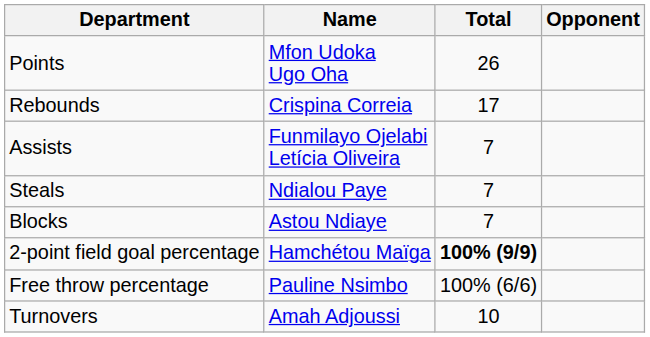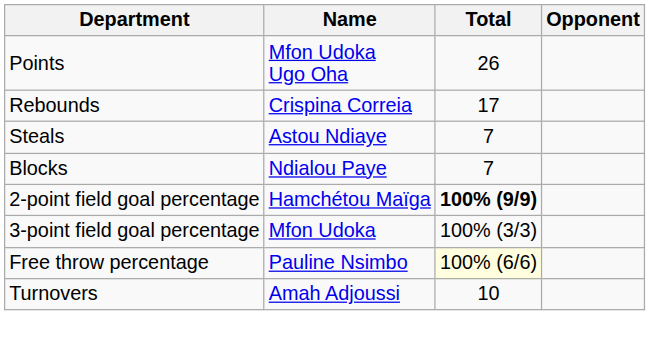- row: (41, 148)
(328, 190) Ndialou Paye -> (328, 136) Astou Ndiaye
(328, 222) Astou Ndiaye -> (328, 168) Ndialou Paye
+ row: (134, 231)
(489, 285) no background -> (489, 262) lightyellow background
